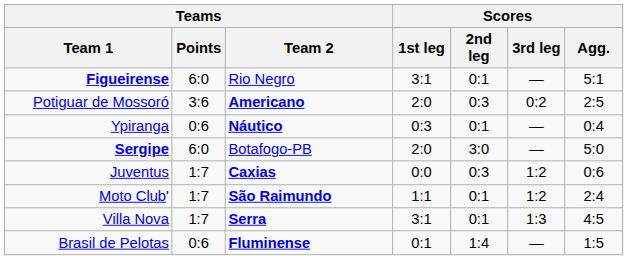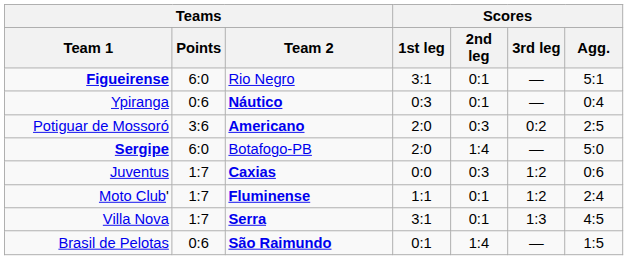rows swapped: (140, 126) <-> (101, 102)
(479, 149) 3:0 -> (479, 149) 1:4
(280, 196) São Raimundo -> (269, 196) Fluminense
(269, 242) Fluminense -> (280, 242) São Raimundo
